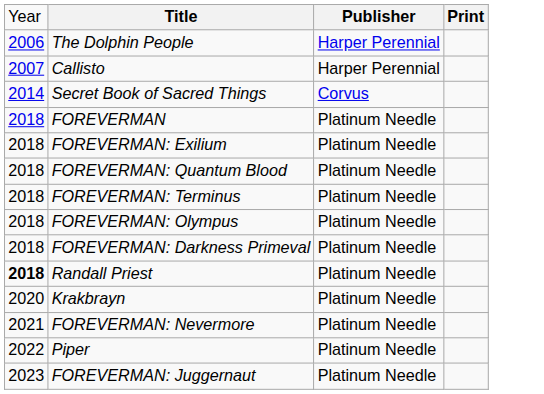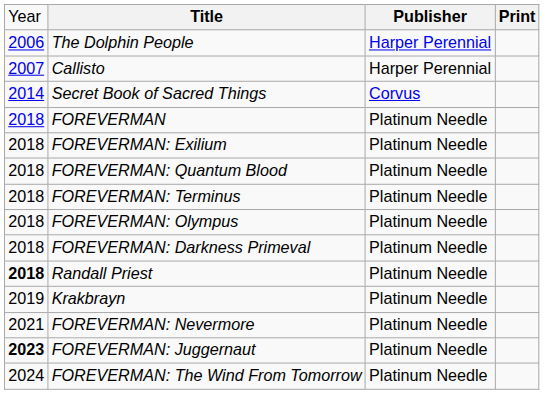(26, 299) 2020 -> (26, 299) 2019
- row: (70, 350)
(26, 376) normal -> (26, 350) bold
+ row: (207, 376)
